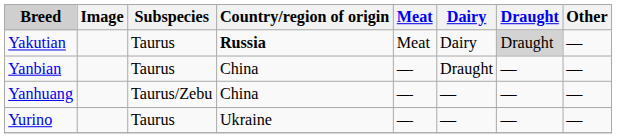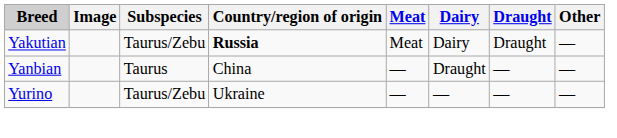(153, 42) Taurus -> (165, 42) Taurus/Zebu
(527, 42) lightgrey background -> (520, 42) no background
- row: (41, 94)
(153, 119) Taurus -> (165, 94) Taurus/Zebu
